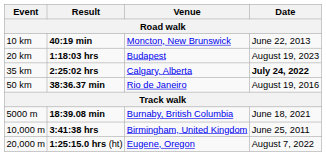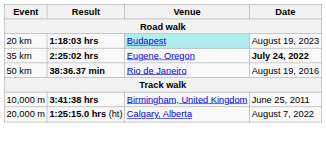- row: (19, 41)
(146, 56) no background -> (146, 41) paleturquoise background
(159, 71) Calgary, Alberta -> (161, 56) Eugene, Oregon
- row: (22, 115)
(161, 144) Eugene, Oregon -> (159, 115) Calgary, Alberta
